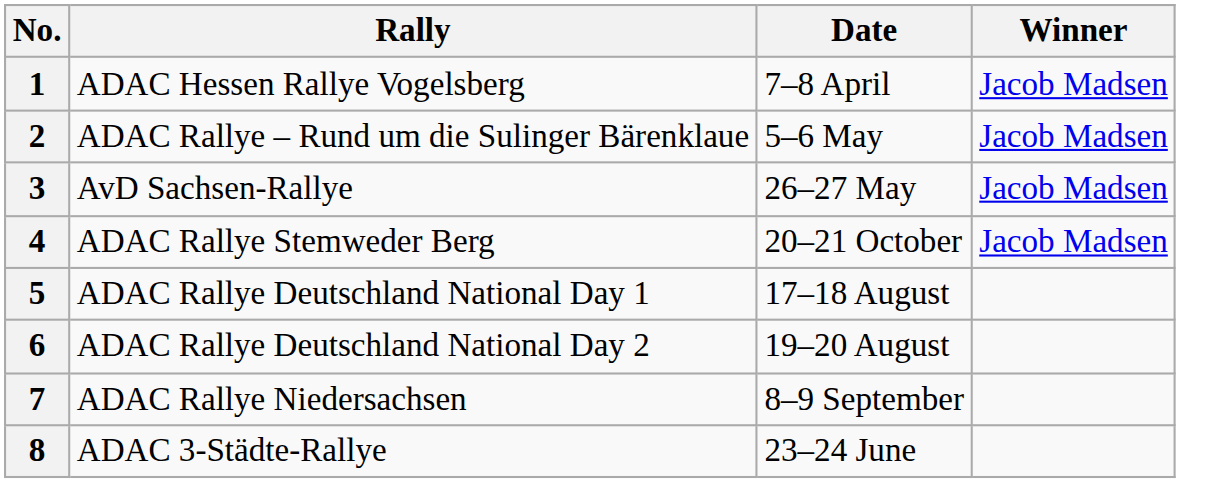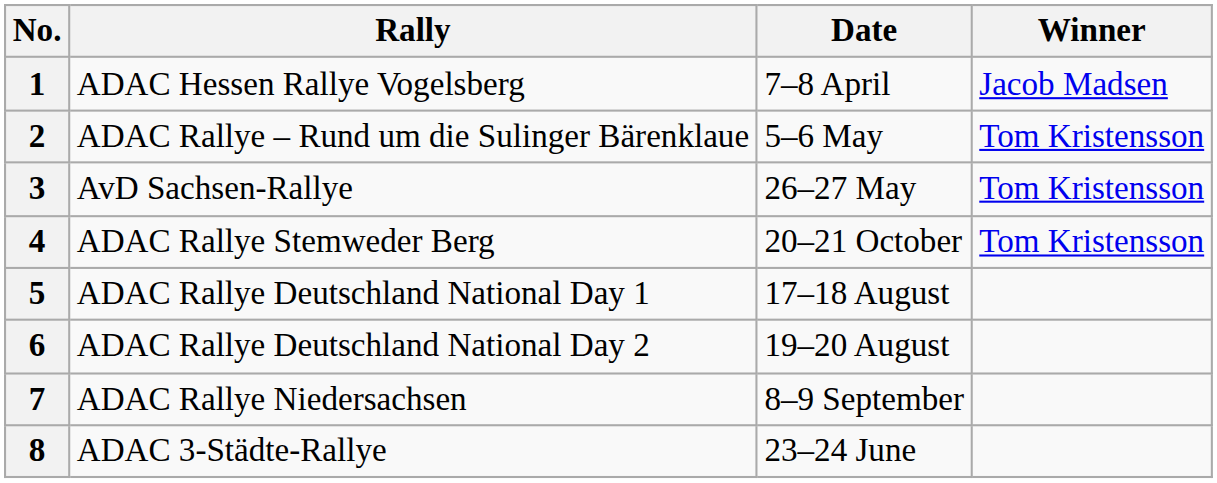(1074, 135) Jacob Madsen -> (1092, 135) Tom Kristensson
(1074, 188) Jacob Madsen -> (1092, 188) Tom Kristensson
(1074, 240) Jacob Madsen -> (1092, 240) Tom Kristensson
